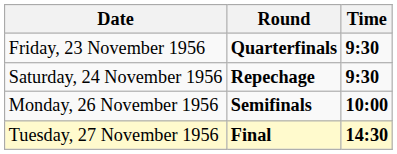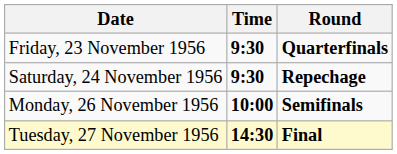columns swapped: (367, 18) <-> (284, 18)
